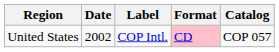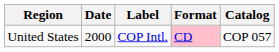(98, 36) 2002 -> (98, 36) 2000
